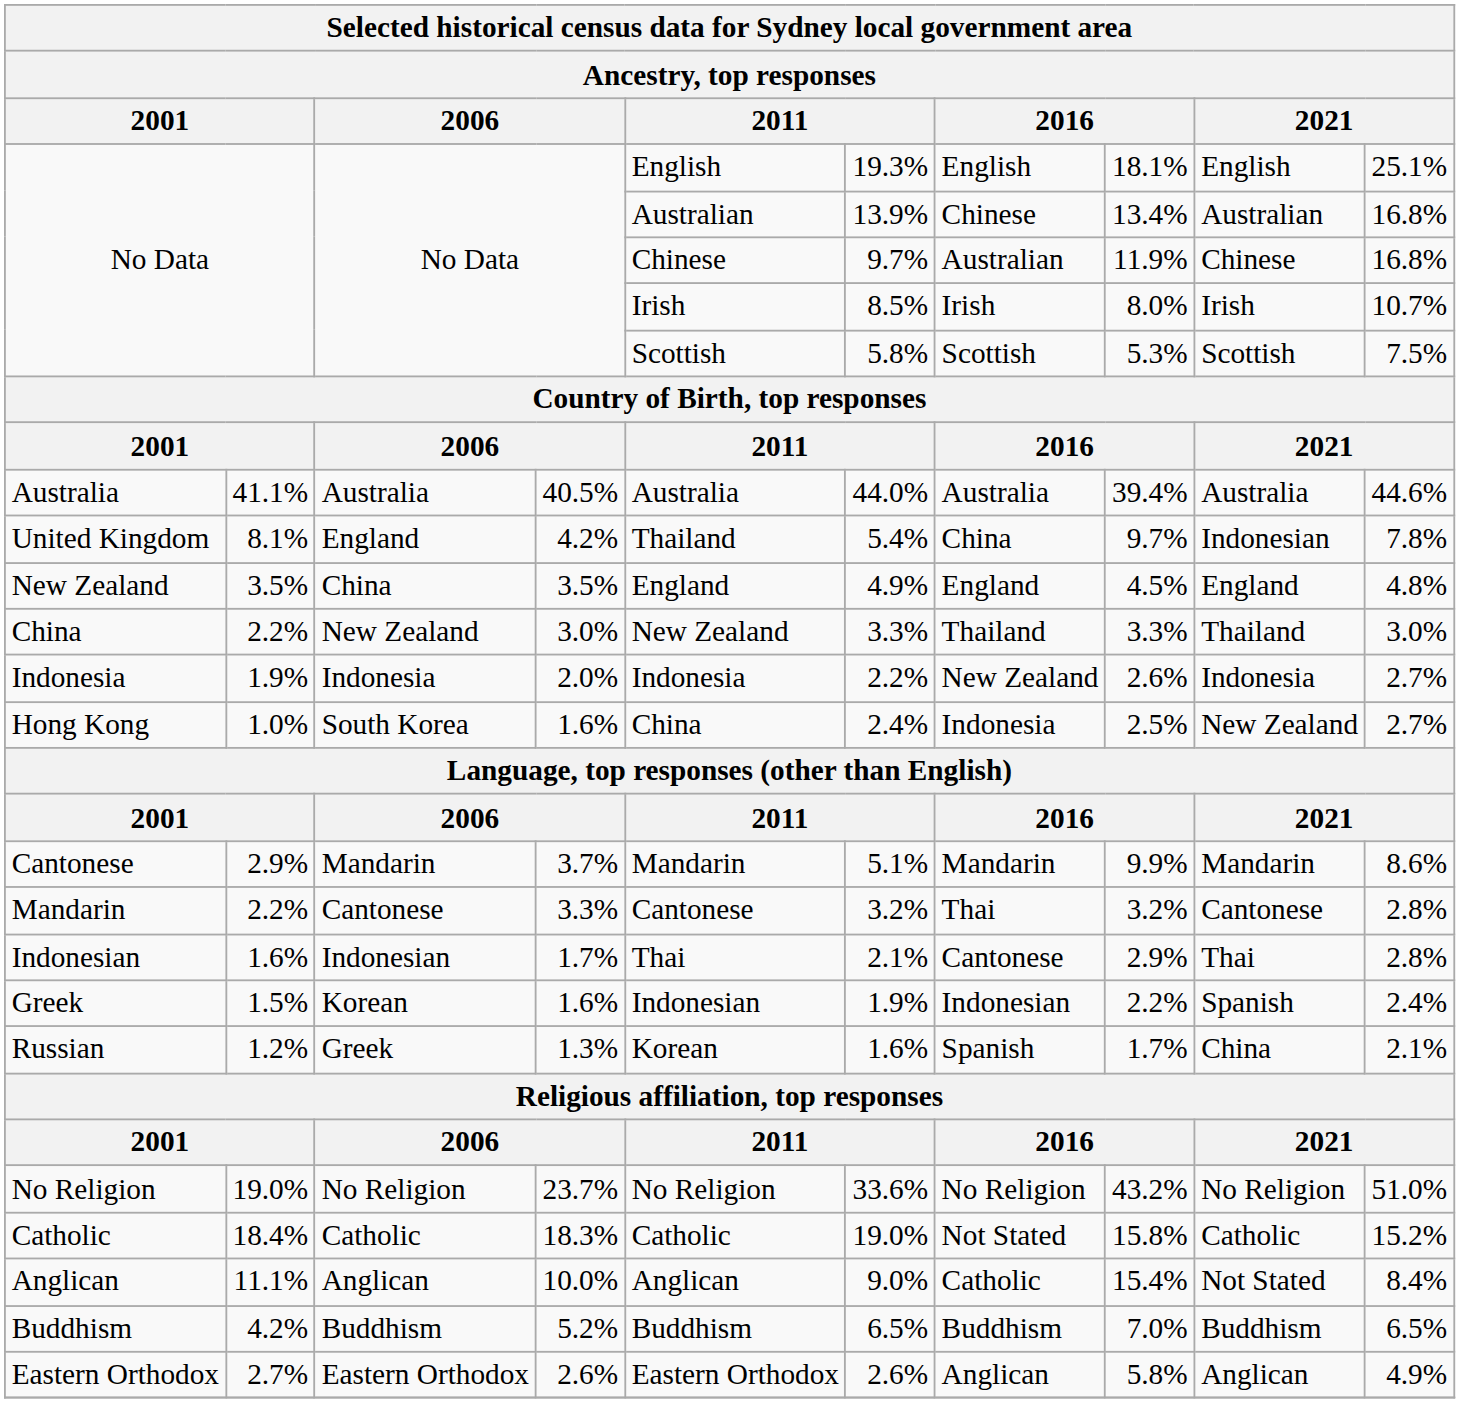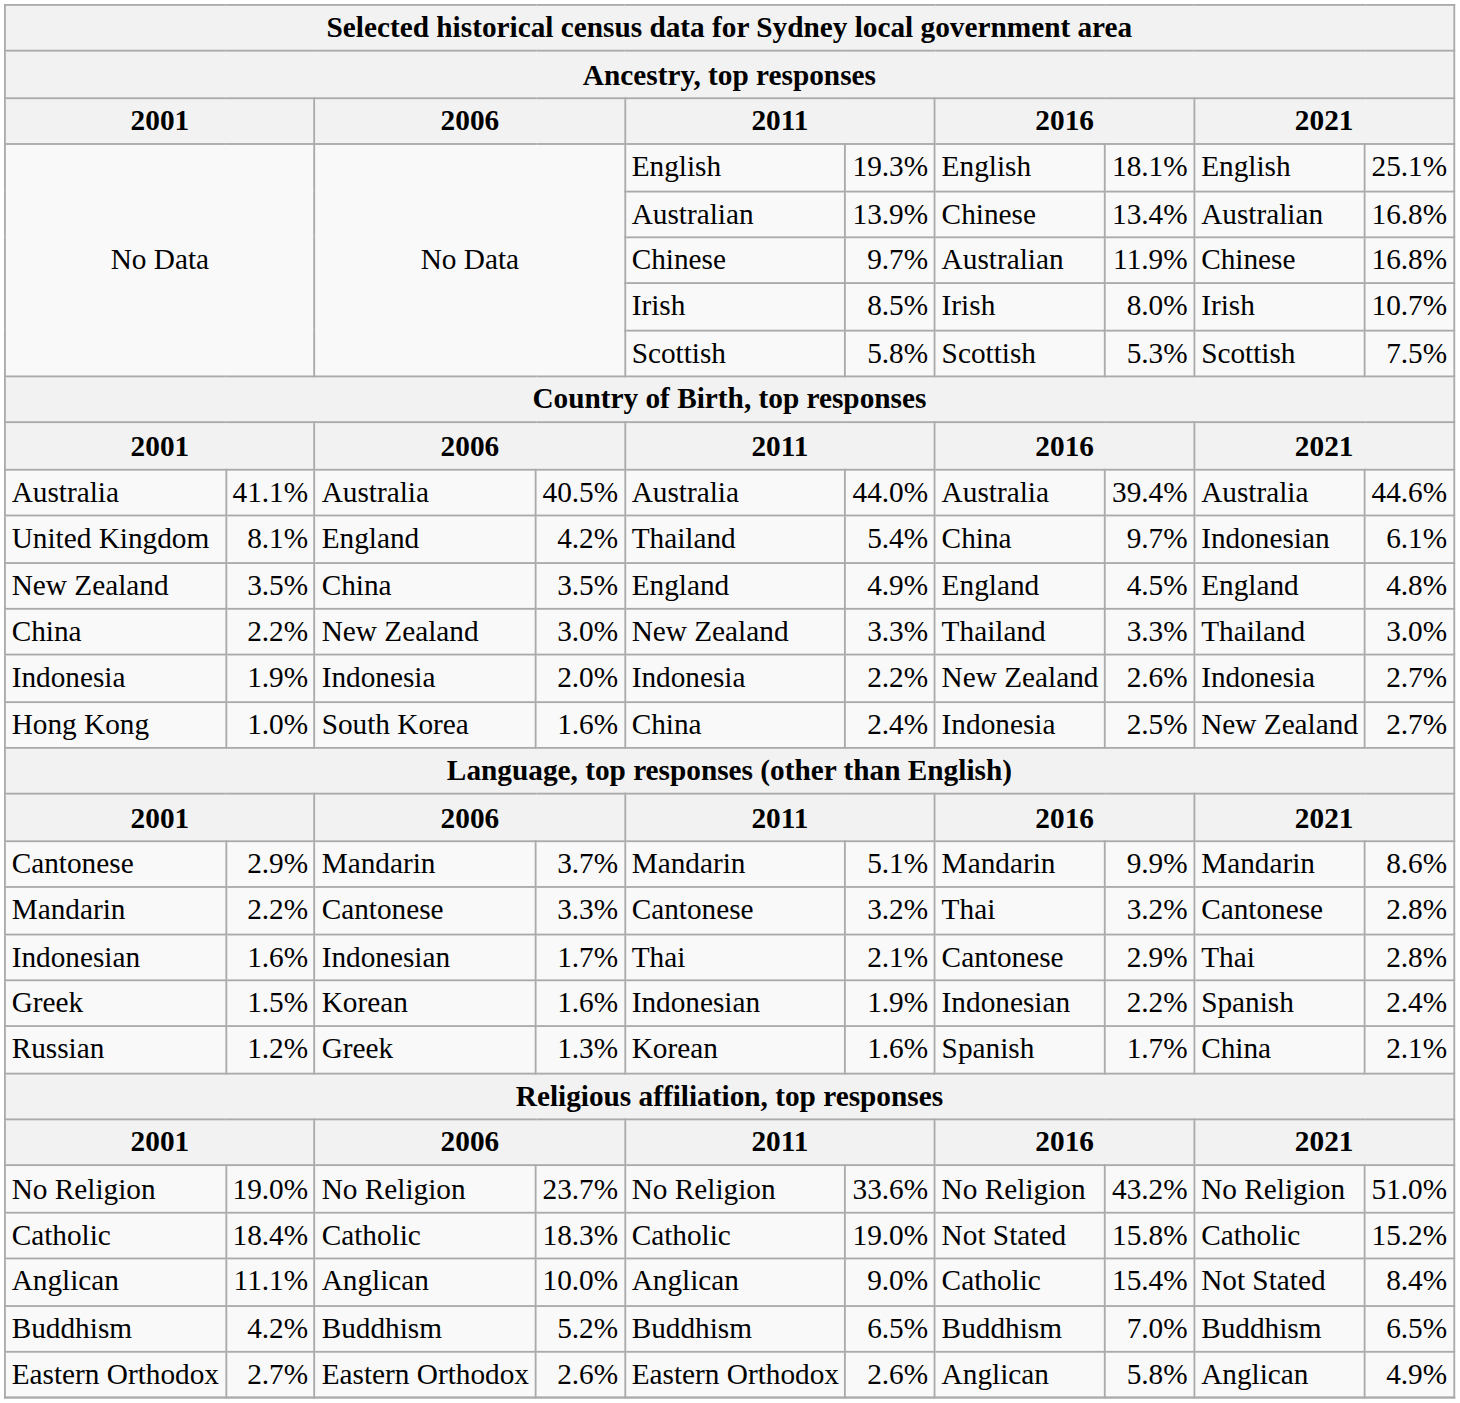(1417, 538) 7.8% -> (1417, 538) 6.1%
